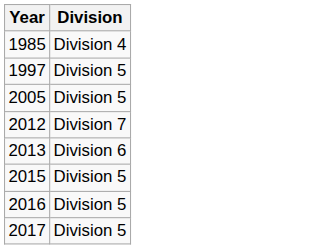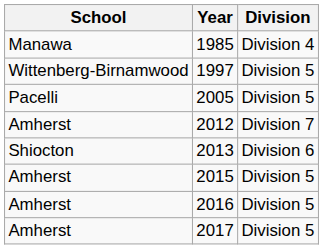+ column: (98, 17)
